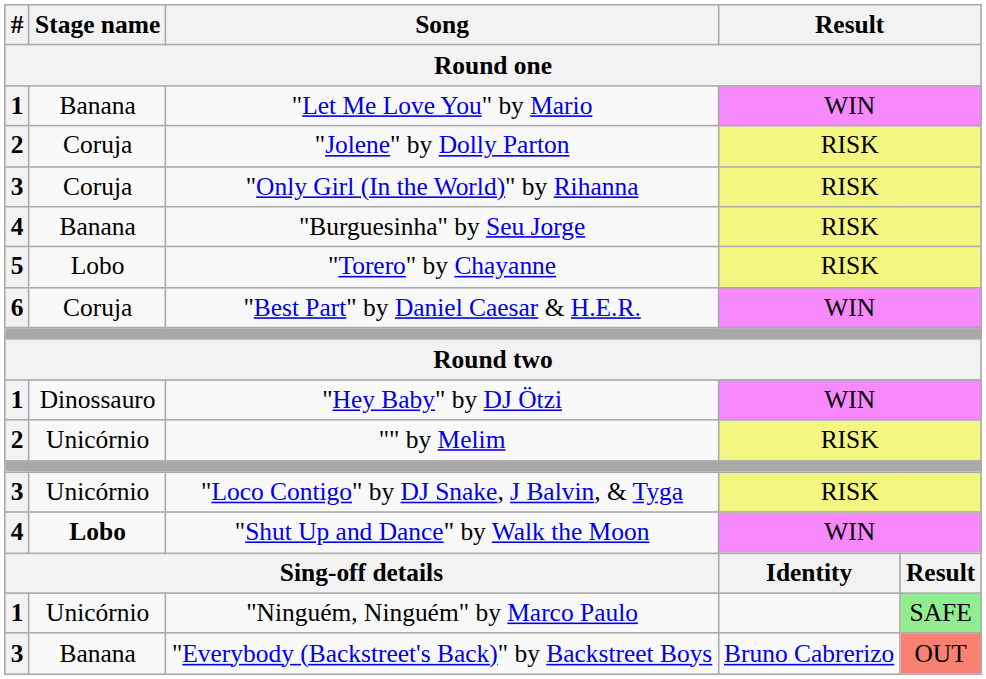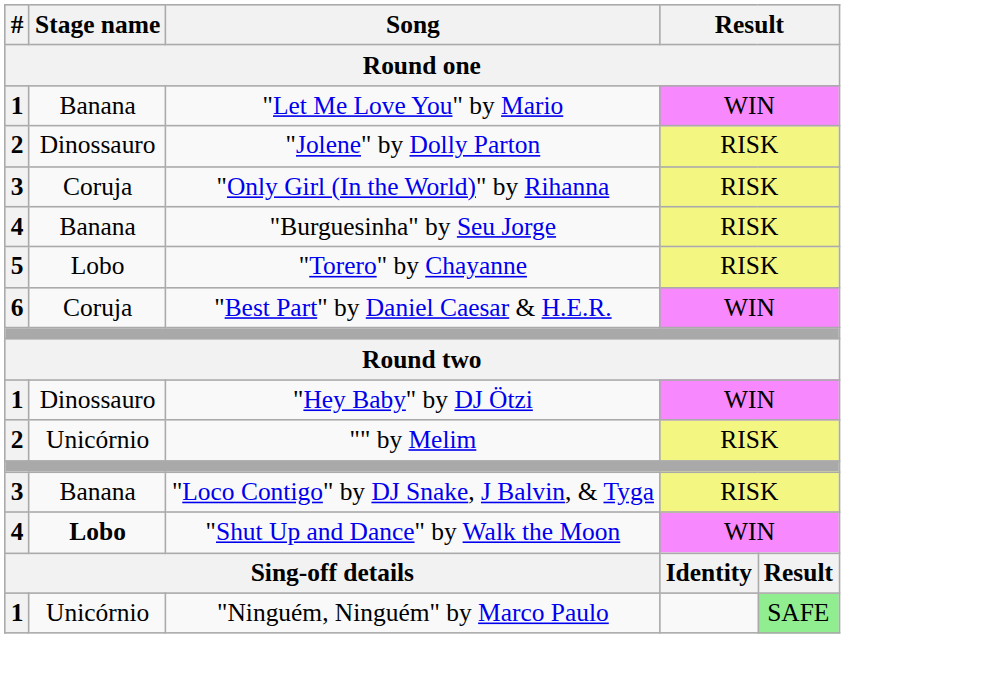(98, 145) Coruja -> (98, 145) Dinossauro
(98, 491) Unicórnio -> (98, 491) Banana
- row: (17, 653)
